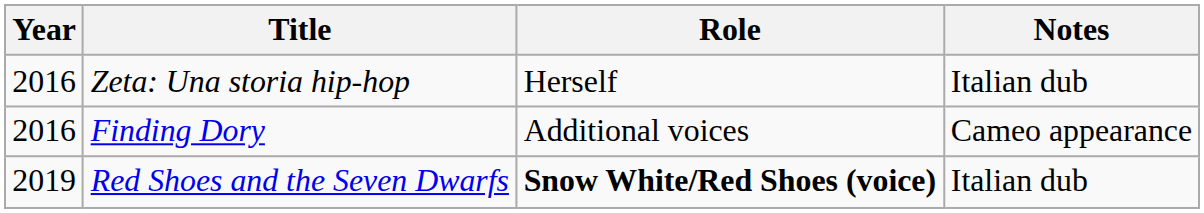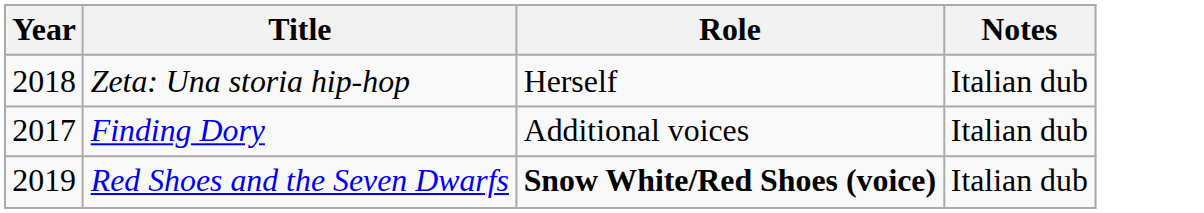(44, 80) 2016 -> (44, 80) 2018
(44, 130) 2016 -> (44, 130) 2017
(1071, 130) Cameo appearance -> (1019, 130) Italian dub
